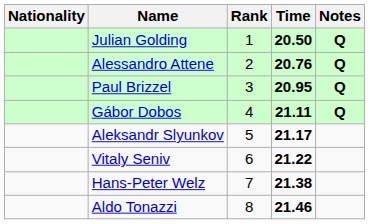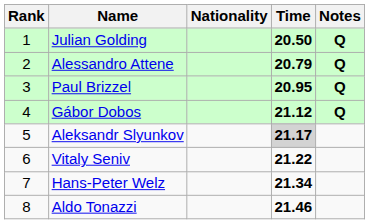columns swapped: (249, 16) <-> (46, 16)
(293, 64) 20.76 -> (293, 64) 20.79
(293, 111) 21.11 -> (293, 111) 21.12
(293, 135) no background -> (293, 135) lightgrey background
(293, 183) 21.38 -> (293, 183) 21.34
